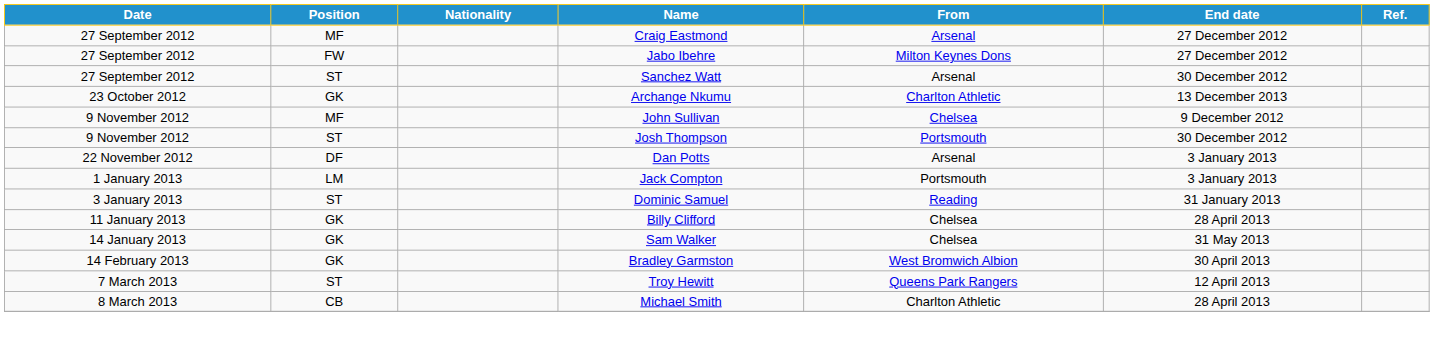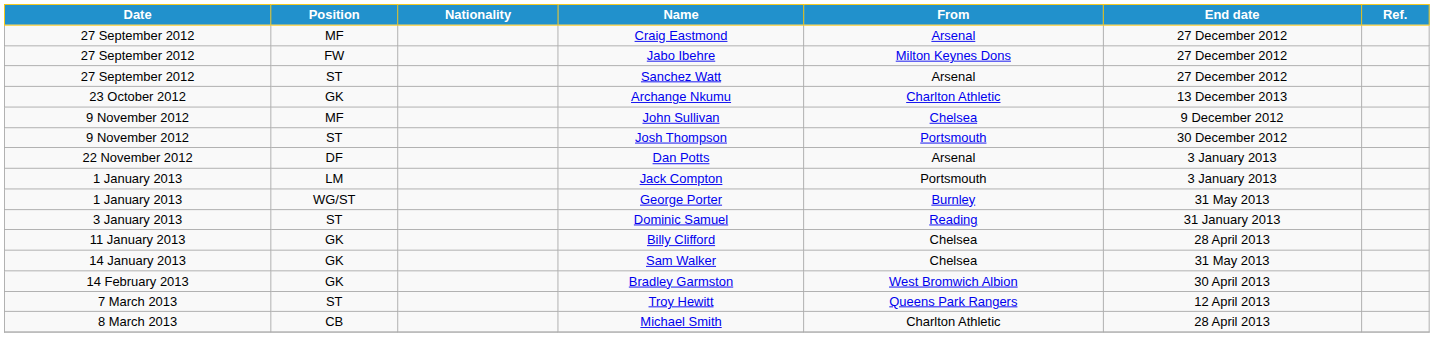(1232, 77) 30 December 2012 -> (1232, 77) 27 December 2012
+ row: (681, 199)
